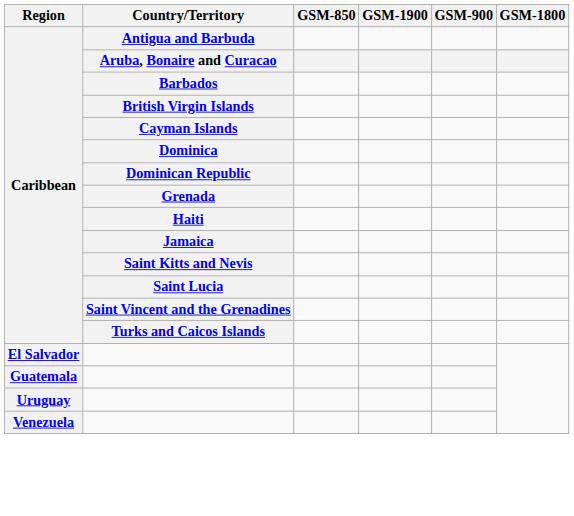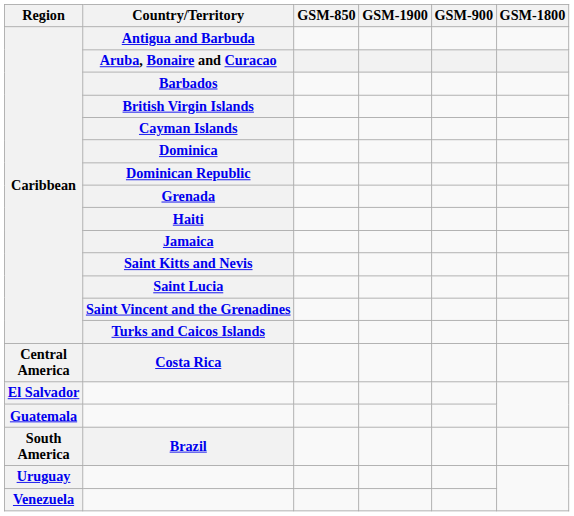+ row: (44, 362)
+ row: (44, 446)
